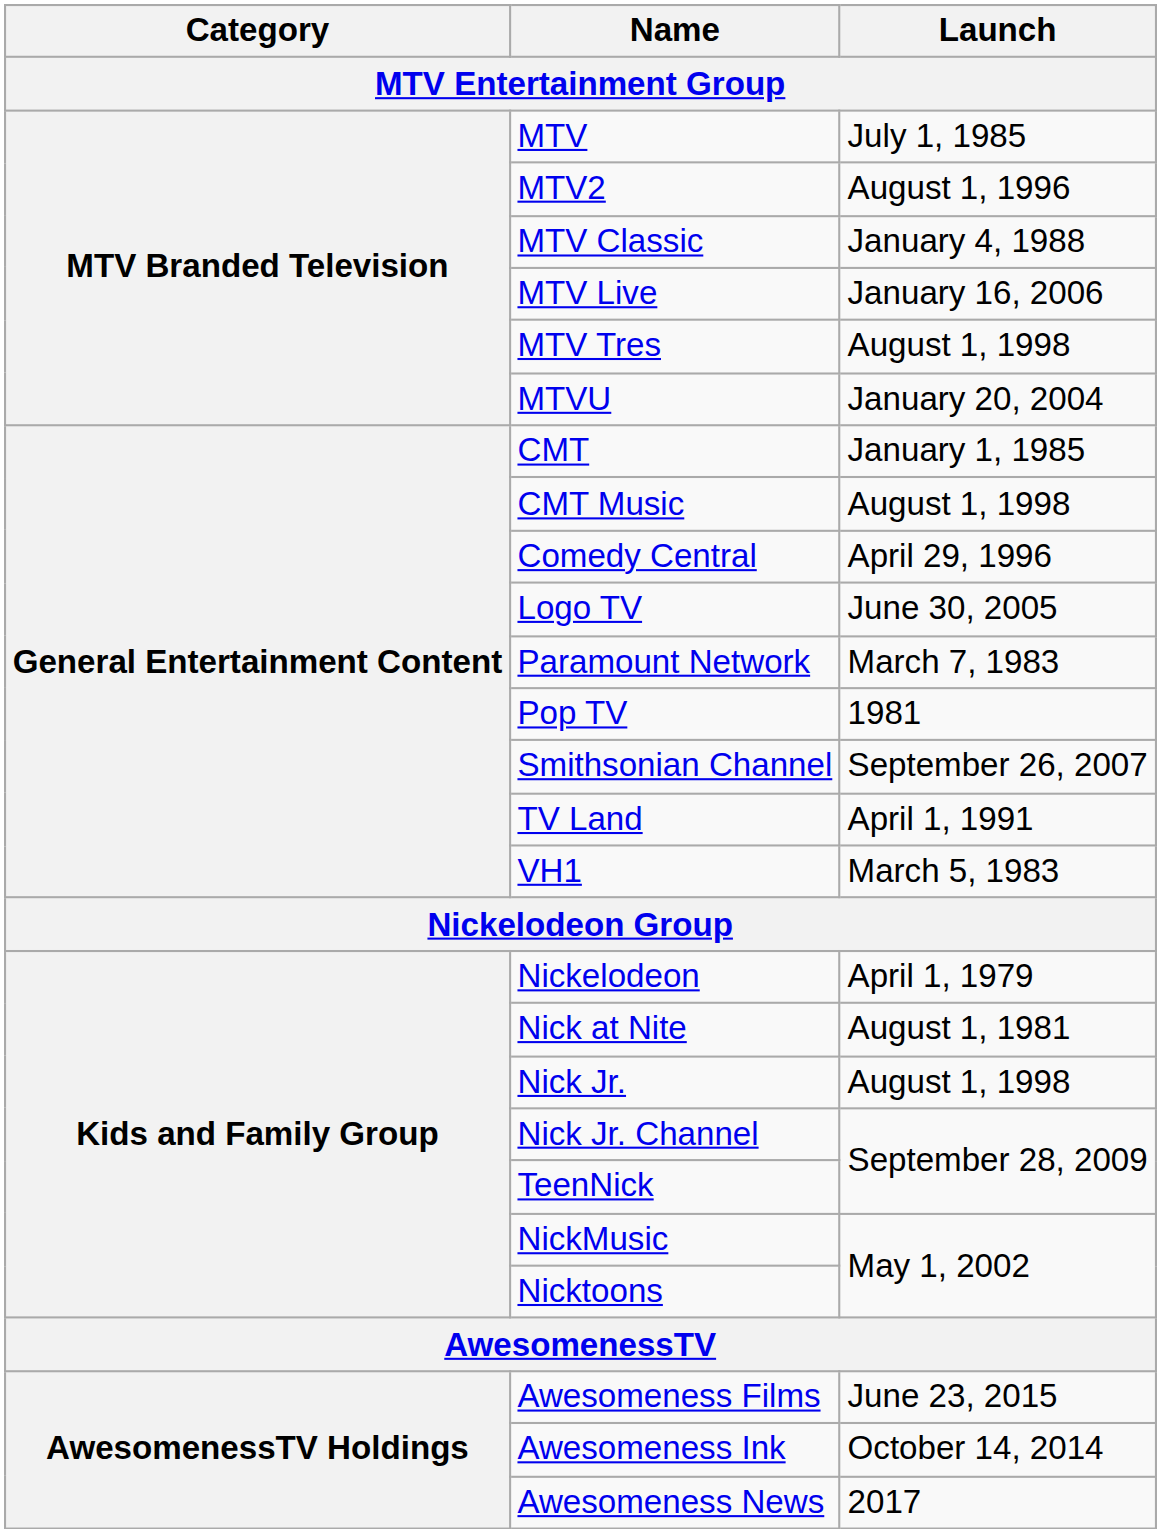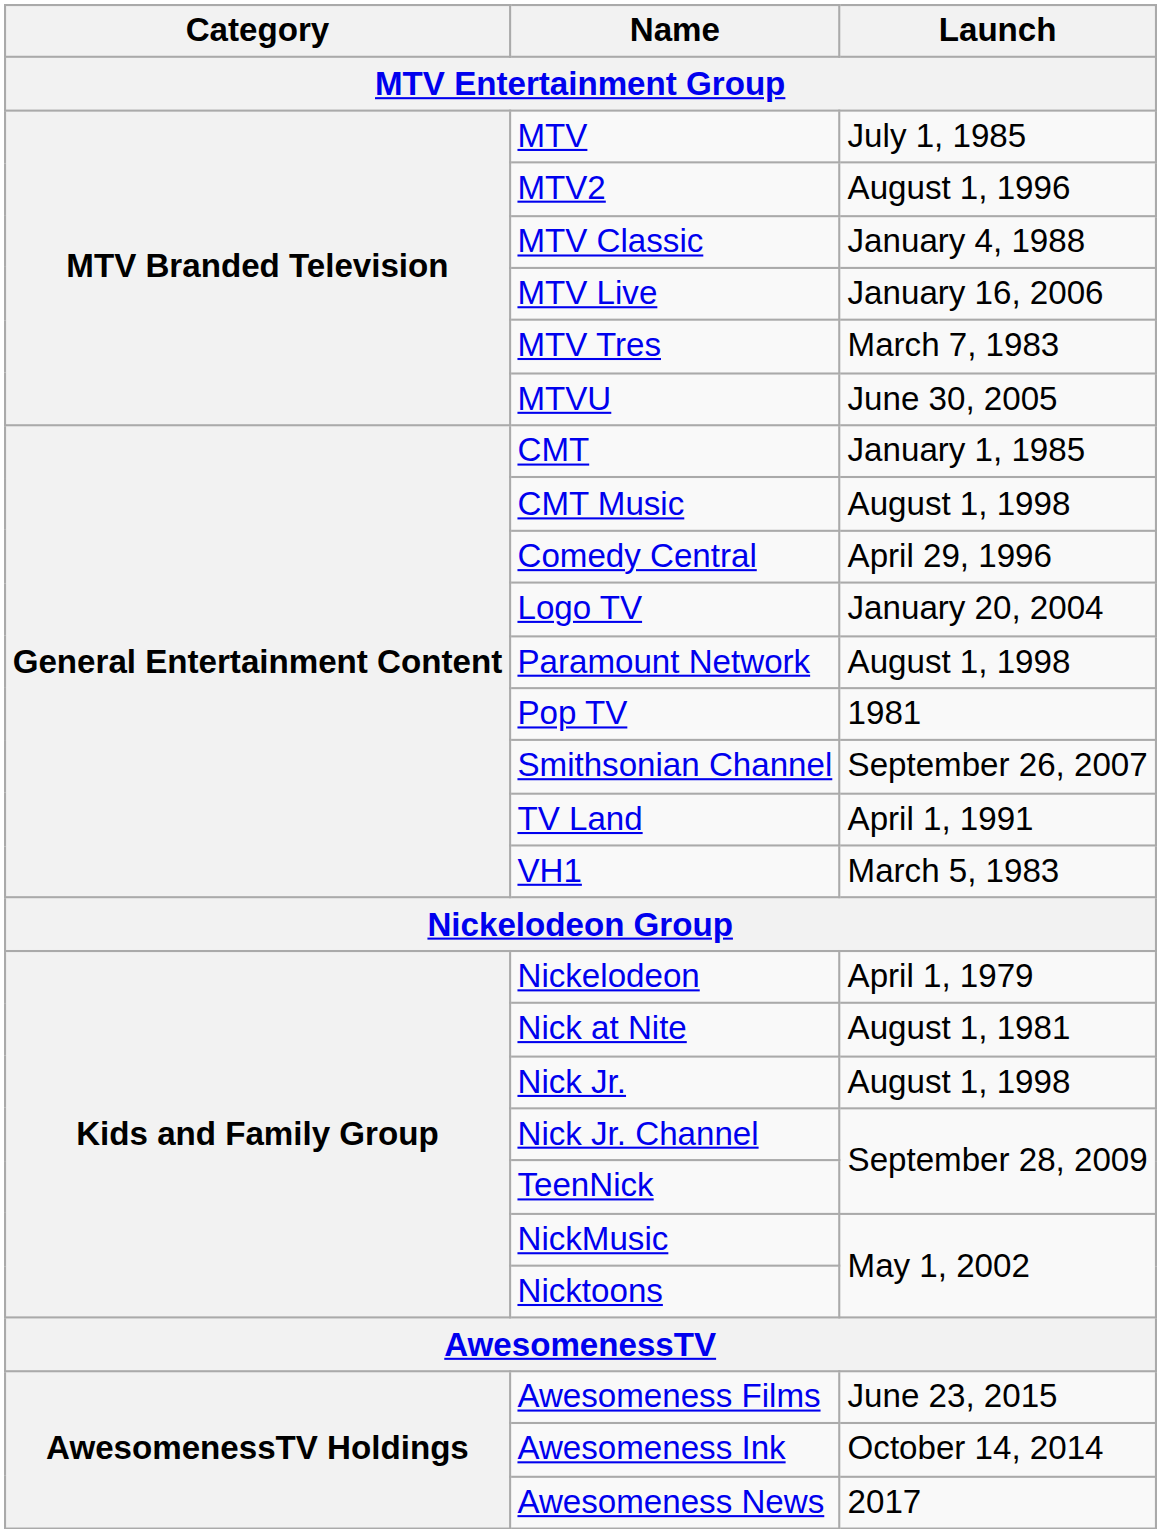(959, 345) August 1, 1998 -> (953, 345) March 7, 1983
(976, 398) January 20, 2004 -> (953, 398) June 30, 2005
(953, 608) June 30, 2005 -> (976, 608) January 20, 2004
(953, 661) March 7, 1983 -> (959, 661) August 1, 1998
